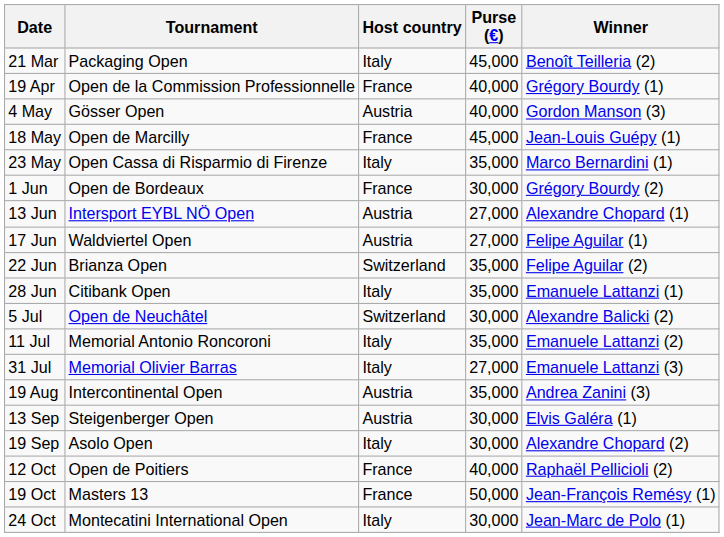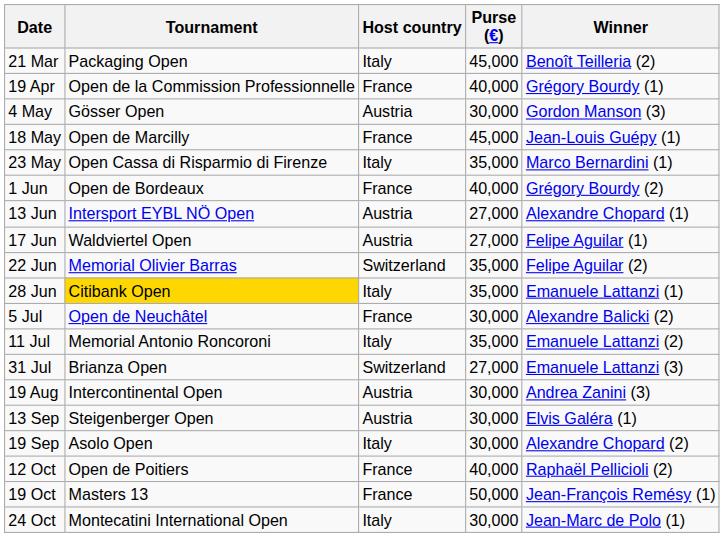(494, 112) 40,000 -> (494, 112) 30,000
(494, 189) 30,000 -> (494, 189) 40,000
(118, 265) Brianza Open -> (153, 265) Memorial Olivier Barras
(120, 291) no background -> (120, 291) gold background
(404, 316) Switzerland -> (387, 316) France
(153, 367) Memorial Olivier Barras -> (118, 367) Brianza Open
(377, 367) Italy -> (404, 367) Switzerland
(494, 393) 35,000 -> (494, 393) 30,000
